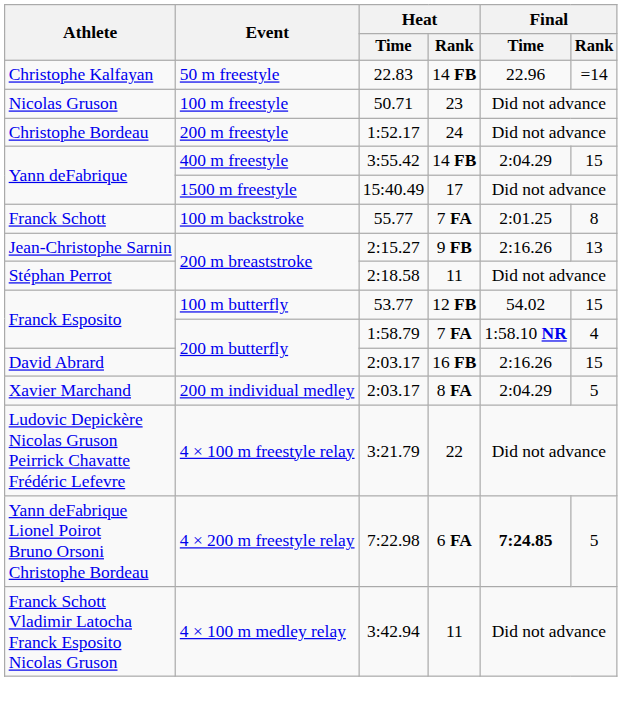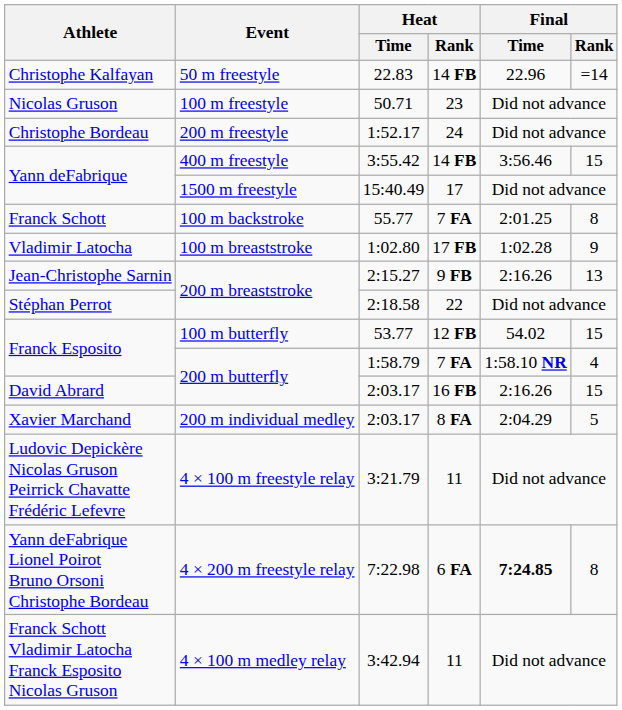(526, 161) 2:04.29 -> (526, 161) 3:56.46
+ row: (70, 247)
(454, 276) 11 -> (454, 305) 22
(454, 450) 22 -> (454, 479) 11
(594, 541) 5 -> (594, 570) 8
